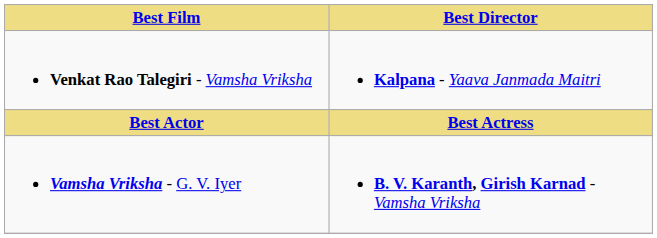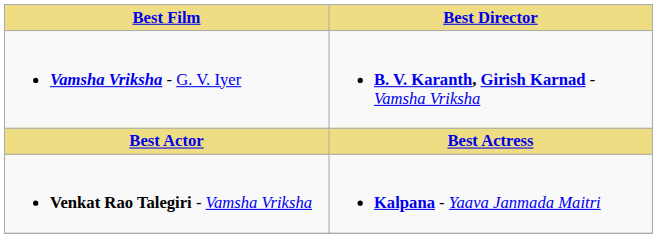rows swapped: (166, 184) <-> (166, 79)
